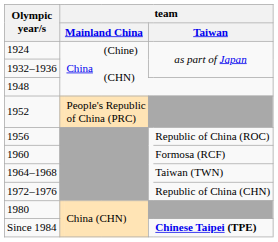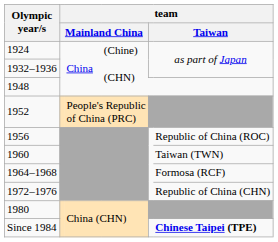(190, 155) Formosa (RCF) -> (189, 155) Taiwan (TWN)
(189, 173) Taiwan (TWN) -> (190, 173) Formosa (RCF)
